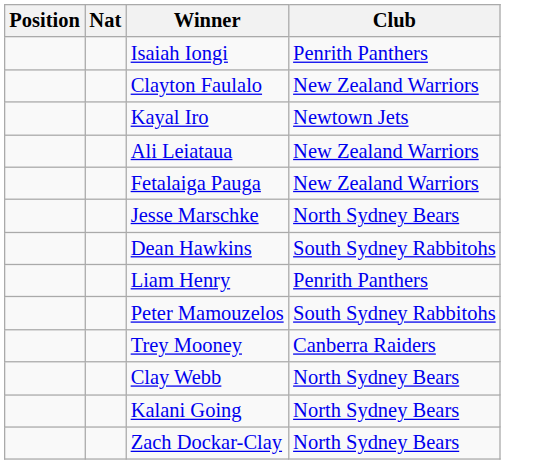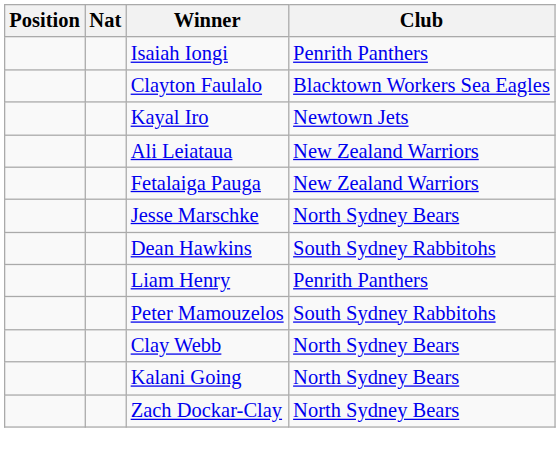(386, 85) New Zealand Warriors -> (421, 85) Blacktown Workers Sea Eagles
- row: (186, 345)
